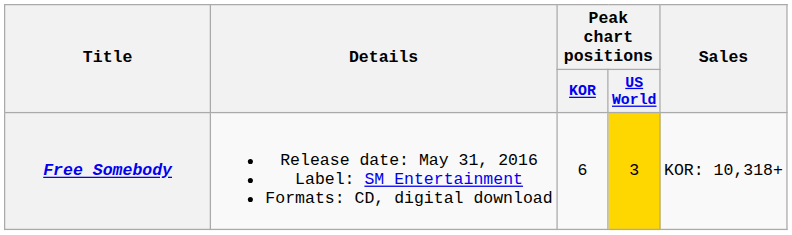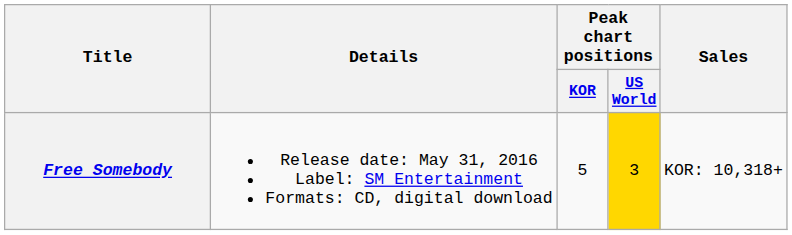(582, 171) 6 -> (582, 171) 5
